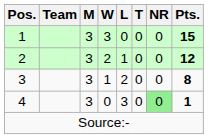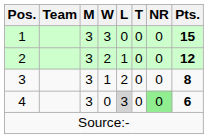(124, 101) no background -> (124, 101) lightgrey background
(188, 101) 1 -> (188, 101) 6
